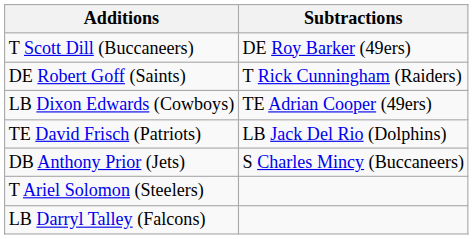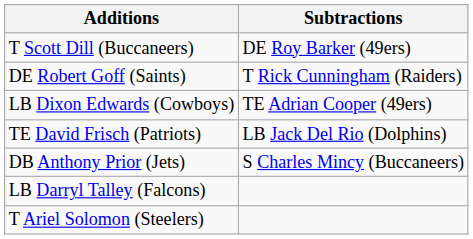rows swapped: (106, 190) <-> (107, 219)
